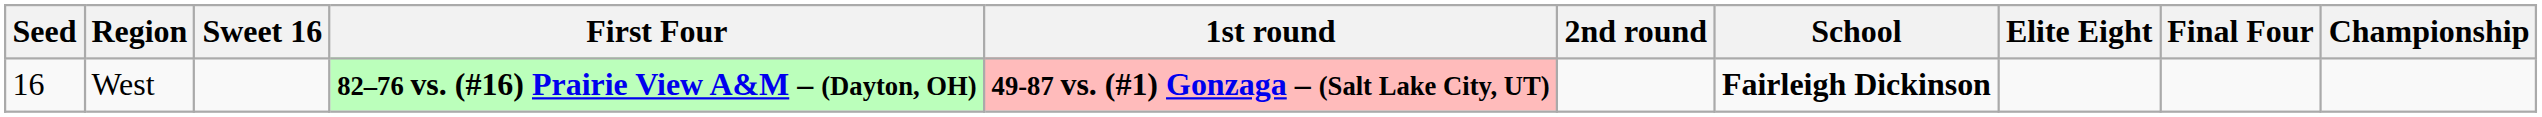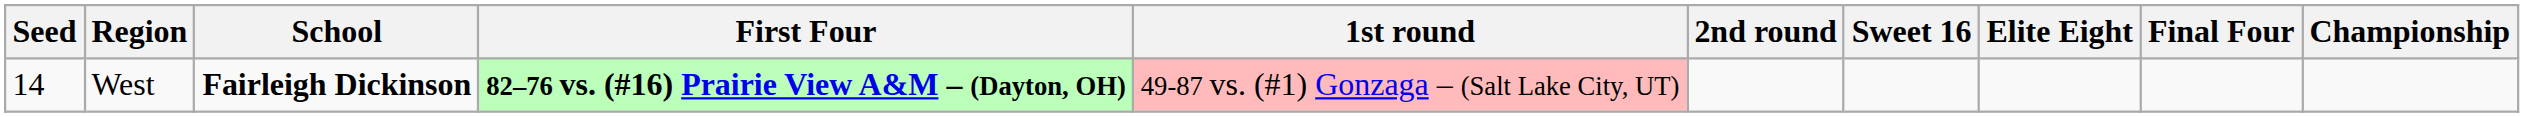columns swapped: (1856, 31) <-> (262, 31)
(29, 83) 16 -> (29, 83) 14
(1271, 83) bold -> (1410, 83) normal
